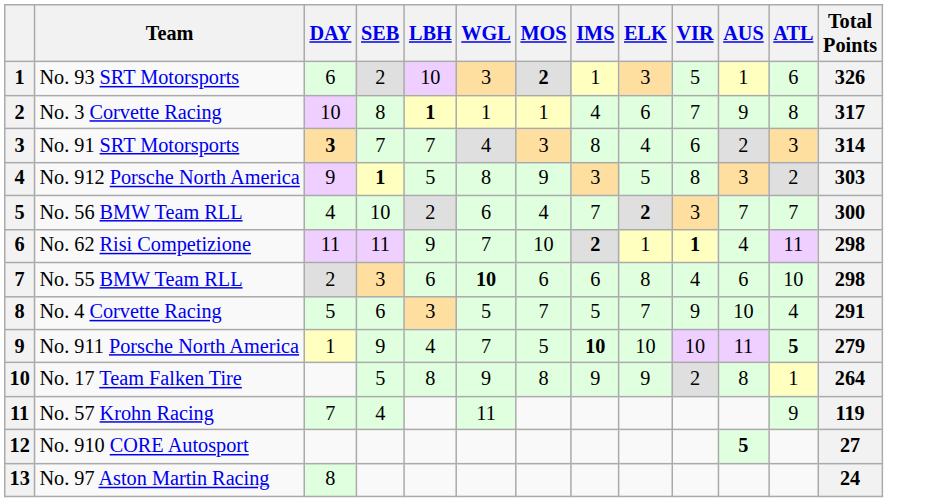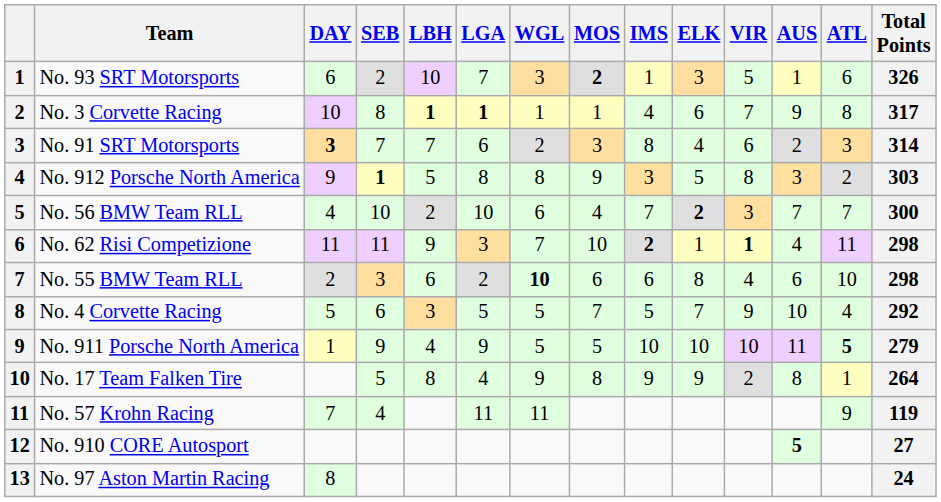+ column: (483, 32)
(486, 144) 4 -> (540, 144) 2
(850, 312) 291 -> (904, 312) 292
(486, 345) 7 -> (540, 345) 5
(595, 345) bold -> (649, 345) normal
